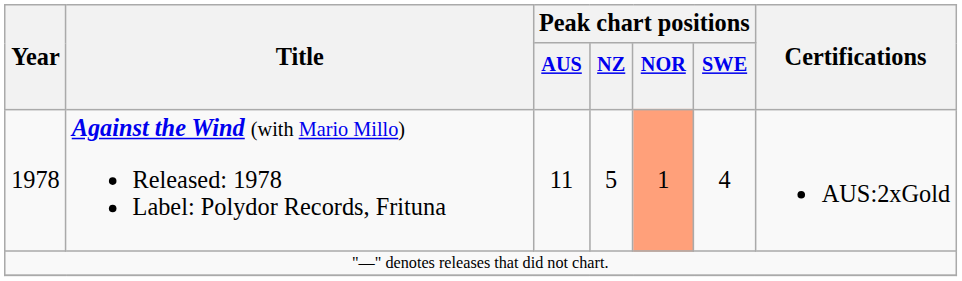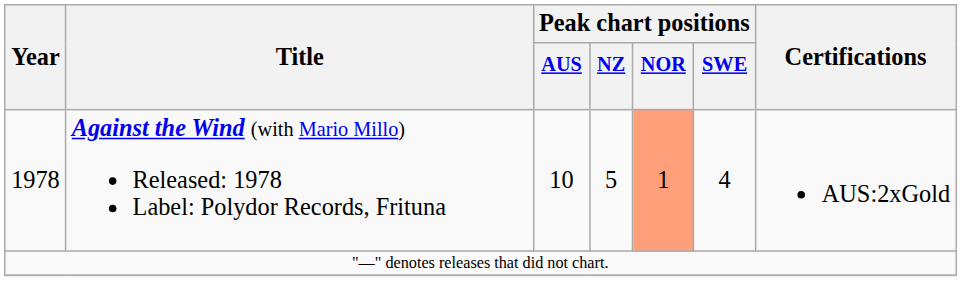(562, 179) 11 -> (562, 179) 10
